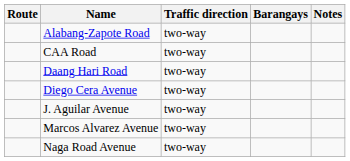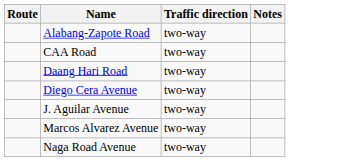- column: (281, 14)
